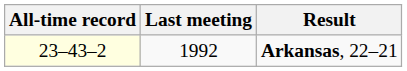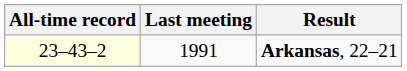(199, 50) 1992 -> (199, 50) 1991
